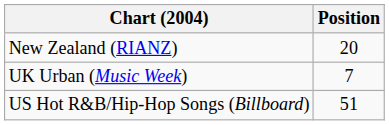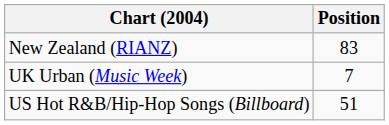(349, 47) 20 -> (349, 47) 83
